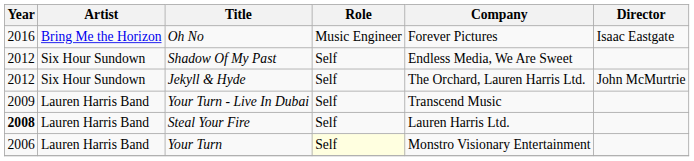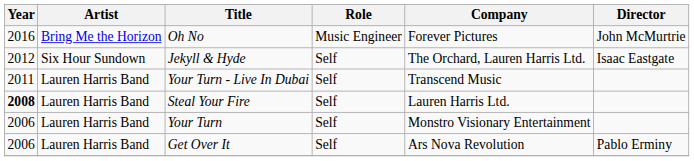(635, 36) Isaac Eastgate -> (641, 36) John McMurtrie
- row: (222, 58)
(641, 79) John McMurtrie -> (635, 58) Isaac Eastgate
(21, 101) 2009 -> (21, 79) 2011
(326, 144) lightyellow background -> (326, 123) no background
+ row: (199, 144)
